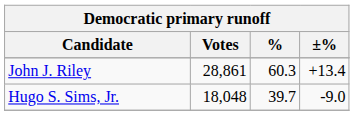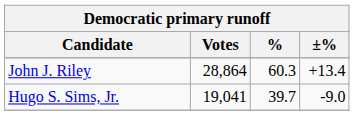(225, 71) 28,861 -> (225, 71) 28,864
(225, 97) 18,048 -> (225, 97) 19,041
